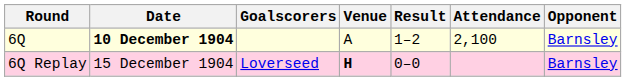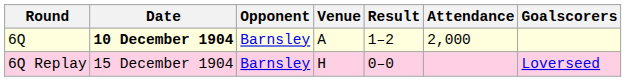columns swapped: (583, 16) <-> (288, 16)
(475, 40) 2,100 -> (449, 40) 2,000
(348, 64) bold -> (322, 64) normal
